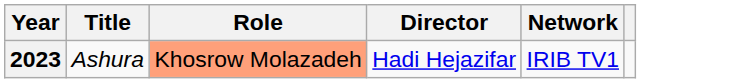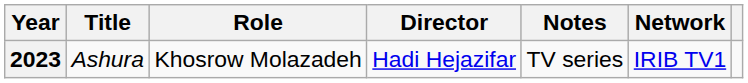+ column: (575, 22)
(258, 58) lightsalmon background -> (258, 58) no background
